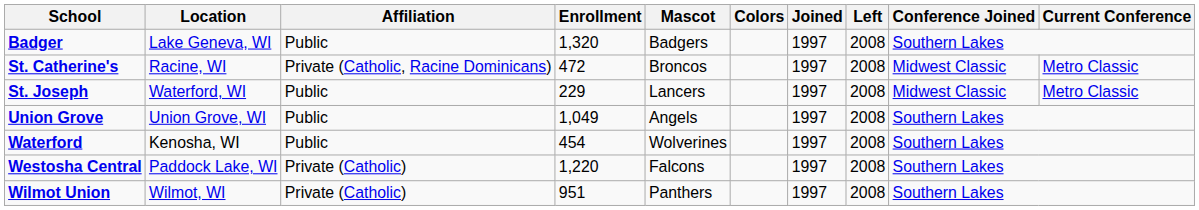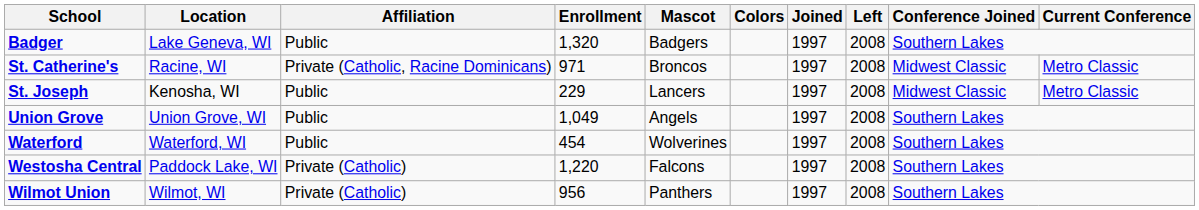(572, 67) 472 -> (572, 67) 971
(198, 92) Waterford, WI -> (194, 92) Kenosha, WI
(194, 142) Kenosha, WI -> (198, 142) Waterford, WI
(572, 192) 951 -> (572, 192) 956
